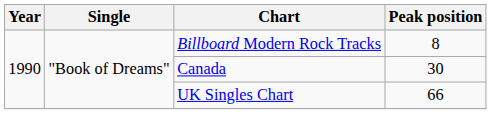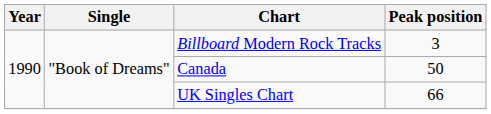(435, 43) 8 -> (435, 43) 3
(435, 69) 30 -> (435, 69) 50
